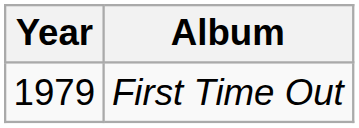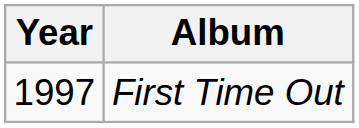(54, 91) 1979 -> (54, 91) 1997
